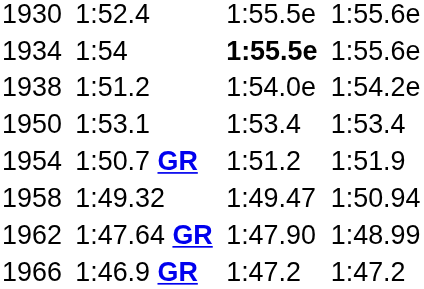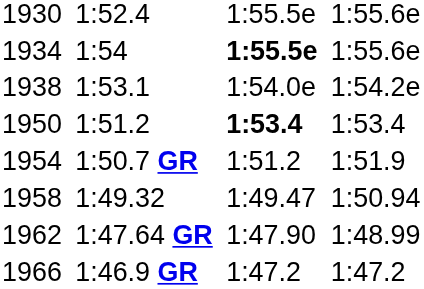(113, 87) 1:51.2 -> (113, 87) 1:53.1
(113, 124) 1:53.1 -> (113, 124) 1:51.2
(264, 124) normal -> (264, 124) bold
